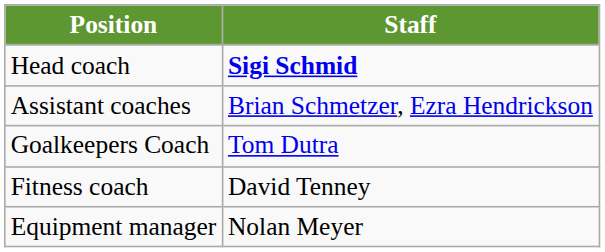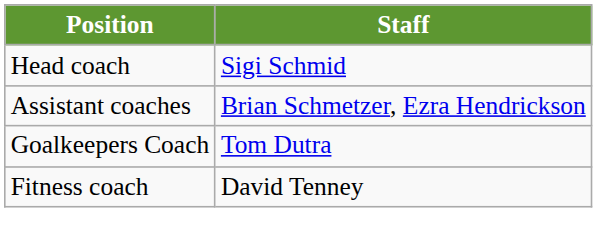(293, 65) bold -> (283, 65) normal
- row: (113, 226)
